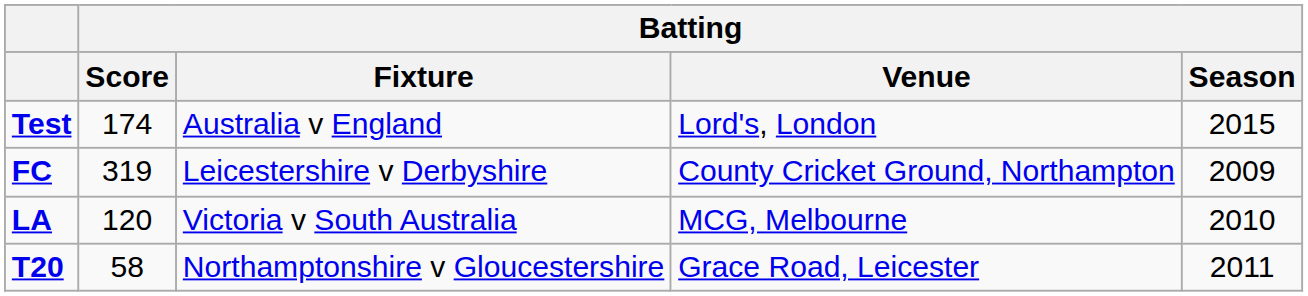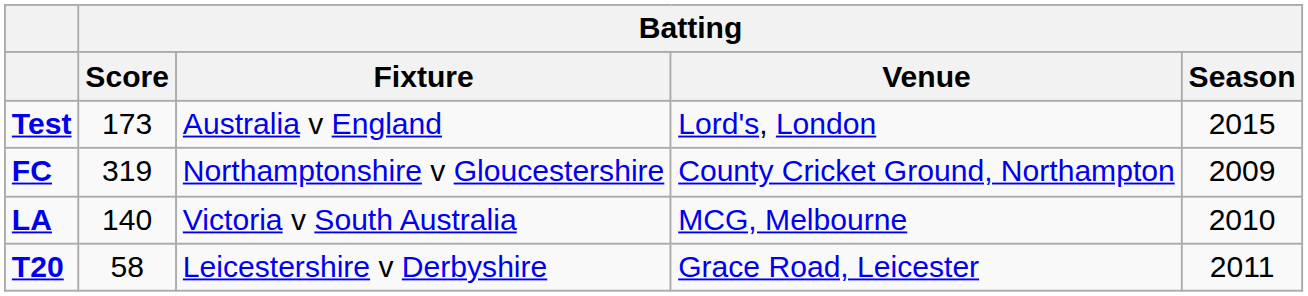(127, 123) 174 -> (127, 123) 173
(365, 171) Leicestershire v Derbyshire -> (424, 171) Northamptonshire v Gloucestershire
(127, 219) 120 -> (127, 219) 140
(424, 266) Northamptonshire v Gloucestershire -> (365, 266) Leicestershire v Derbyshire
